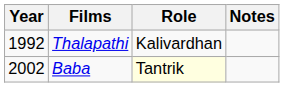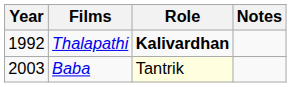(179, 43) normal -> (183, 43) bold
(26, 69) 2002 -> (26, 69) 2003
